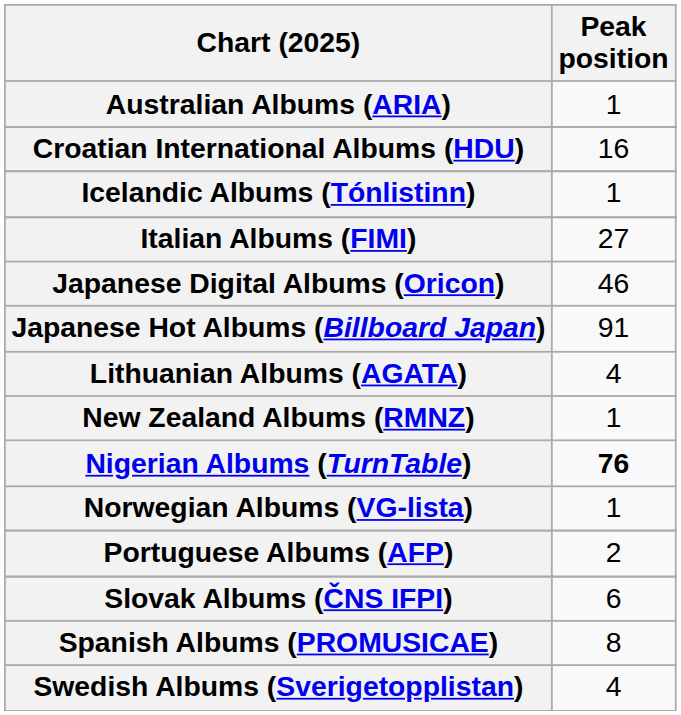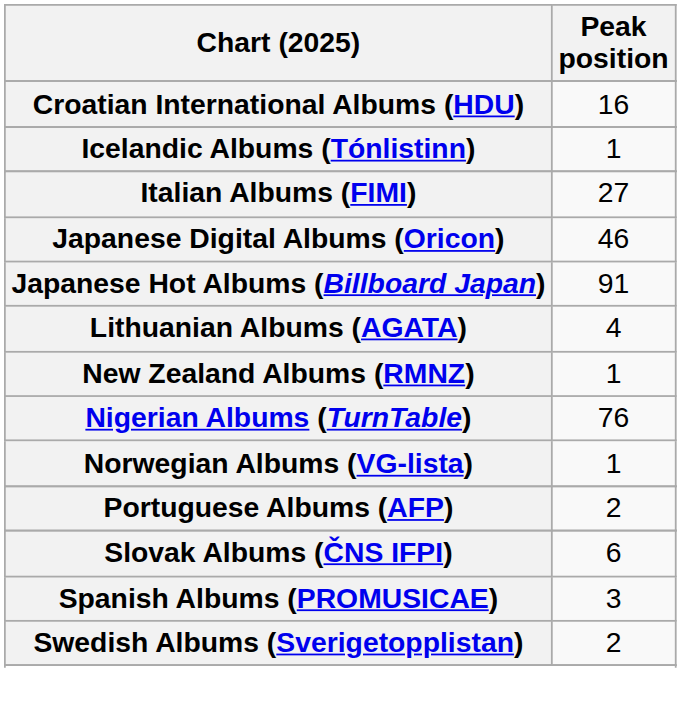- row: (278, 103)
(614, 463) bold -> (614, 418) normal
(614, 642) 8 -> (614, 597) 3
(614, 687) 4 -> (614, 642) 2
